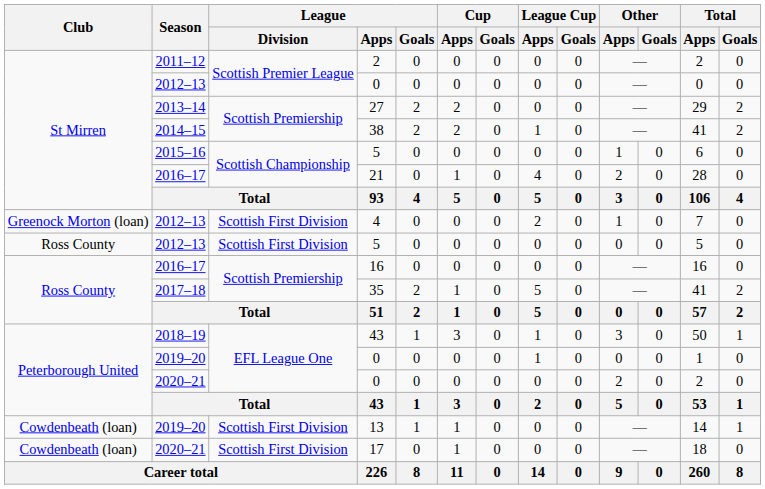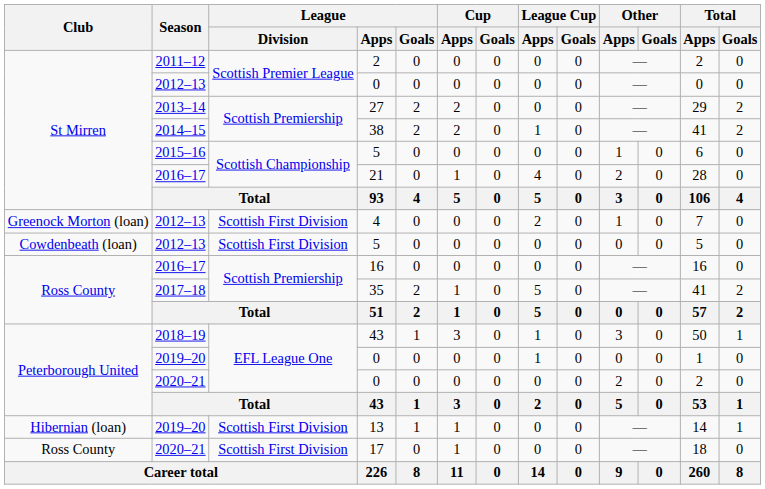(78, 244) Ross County -> (78, 244) Cowdenbeath (loan)
(78, 426) Cowdenbeath (loan) -> (78, 426) Hibernian (loan)
(78, 449) Cowdenbeath (loan) -> (78, 449) Ross County
